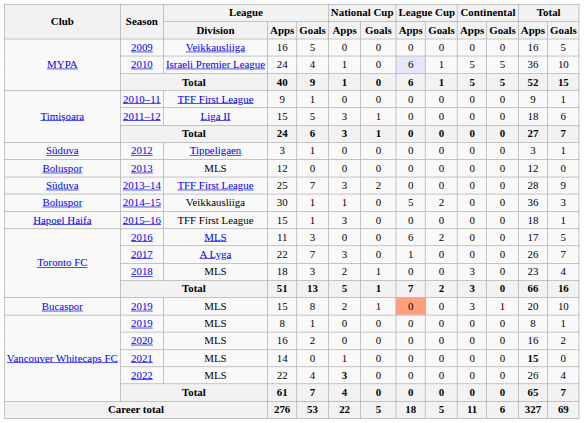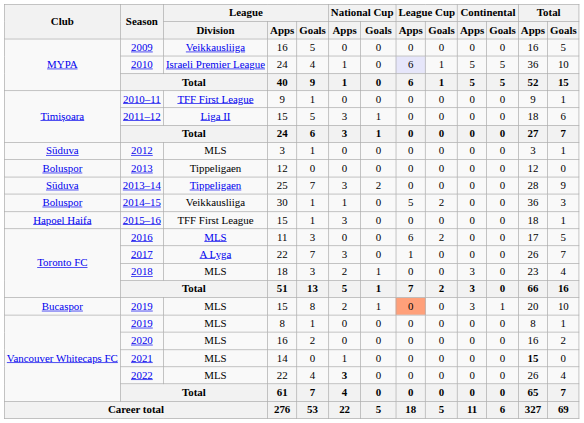(215, 151) Tippeligaen -> (215, 151) MLS
(215, 168) MLS -> (215, 168) Tippeligaen
(215, 185) TFF First League -> (215, 185) Tippeligaen
